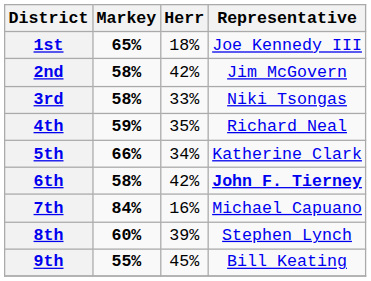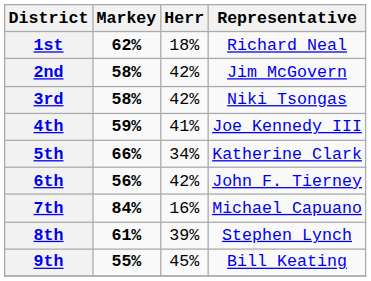(126, 45) 65% -> (126, 45) 62%
(287, 45) Joe Kennedy III -> (287, 45) Richard Neal
(184, 100) 33% -> (184, 100) 42%
(184, 127) 35% -> (184, 127) 41%
(287, 127) Richard Neal -> (287, 127) Joe Kennedy III
(126, 181) 58% -> (126, 181) 56%
(287, 181) bold -> (287, 181) normal
(126, 235) 60% -> (126, 235) 61%
